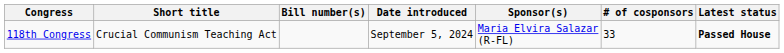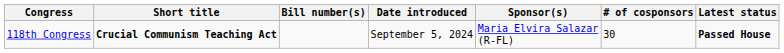(186, 35) normal -> (186, 35) bold
(609, 35) 33 -> (609, 35) 30
